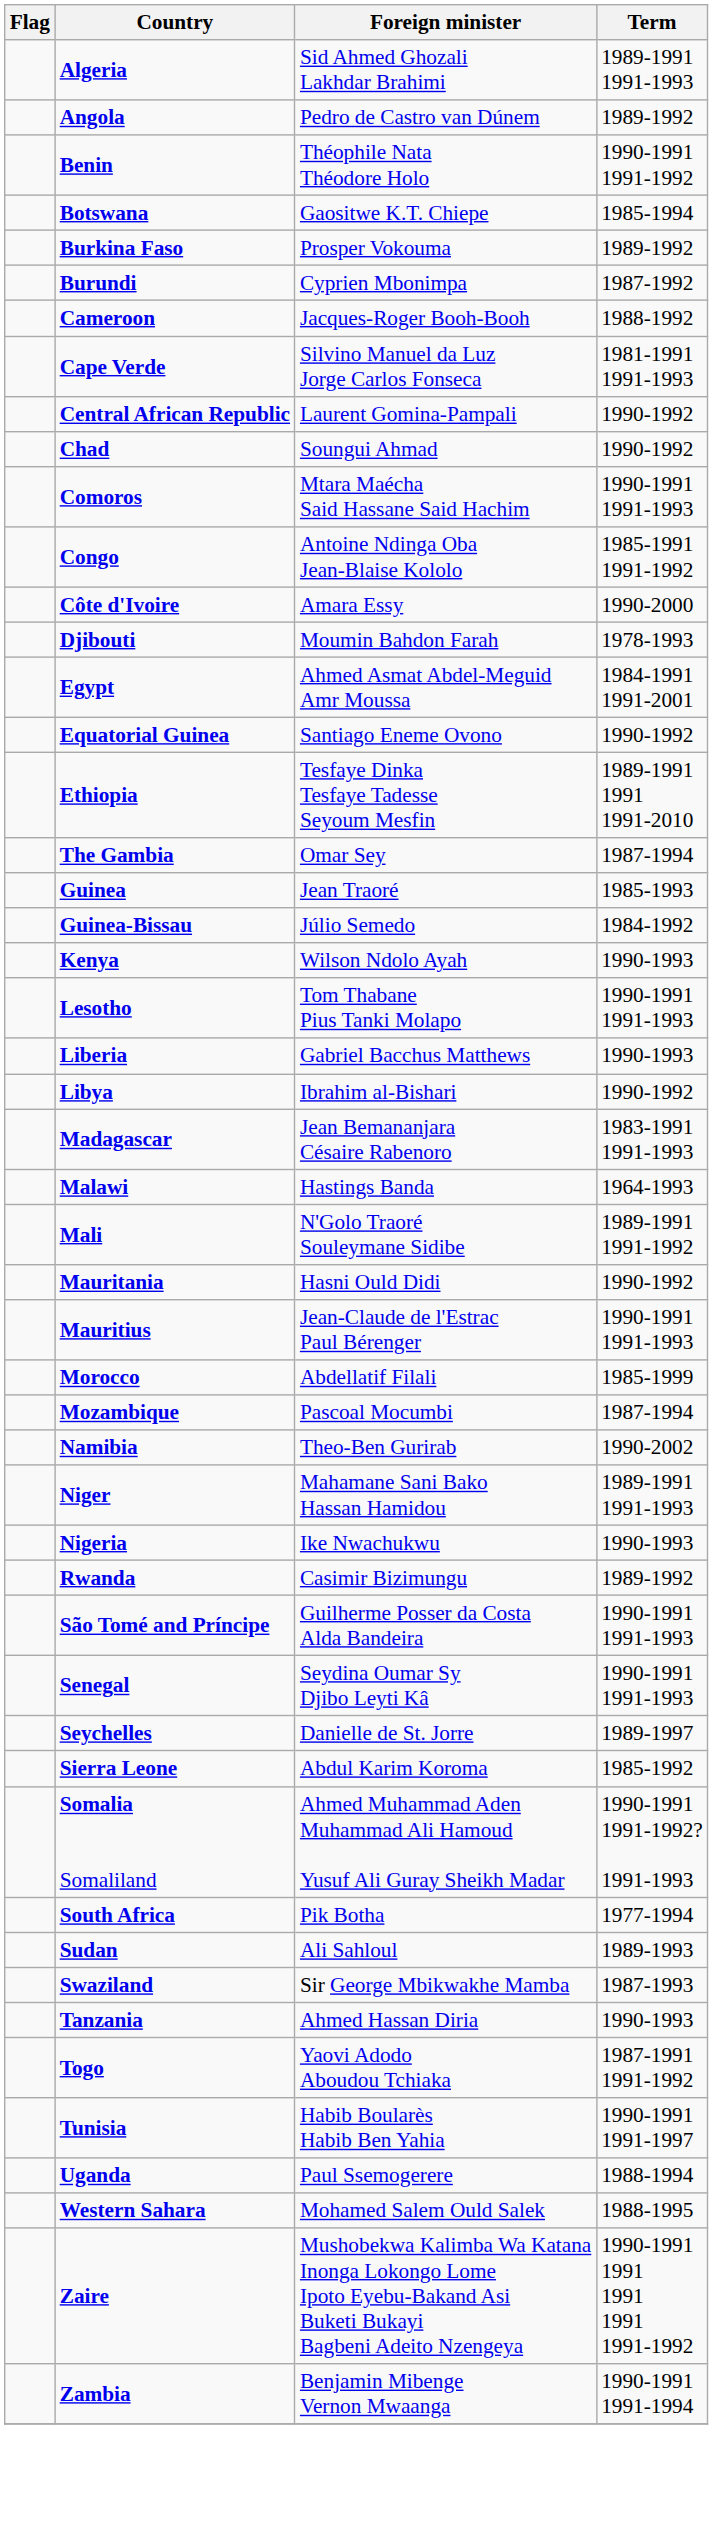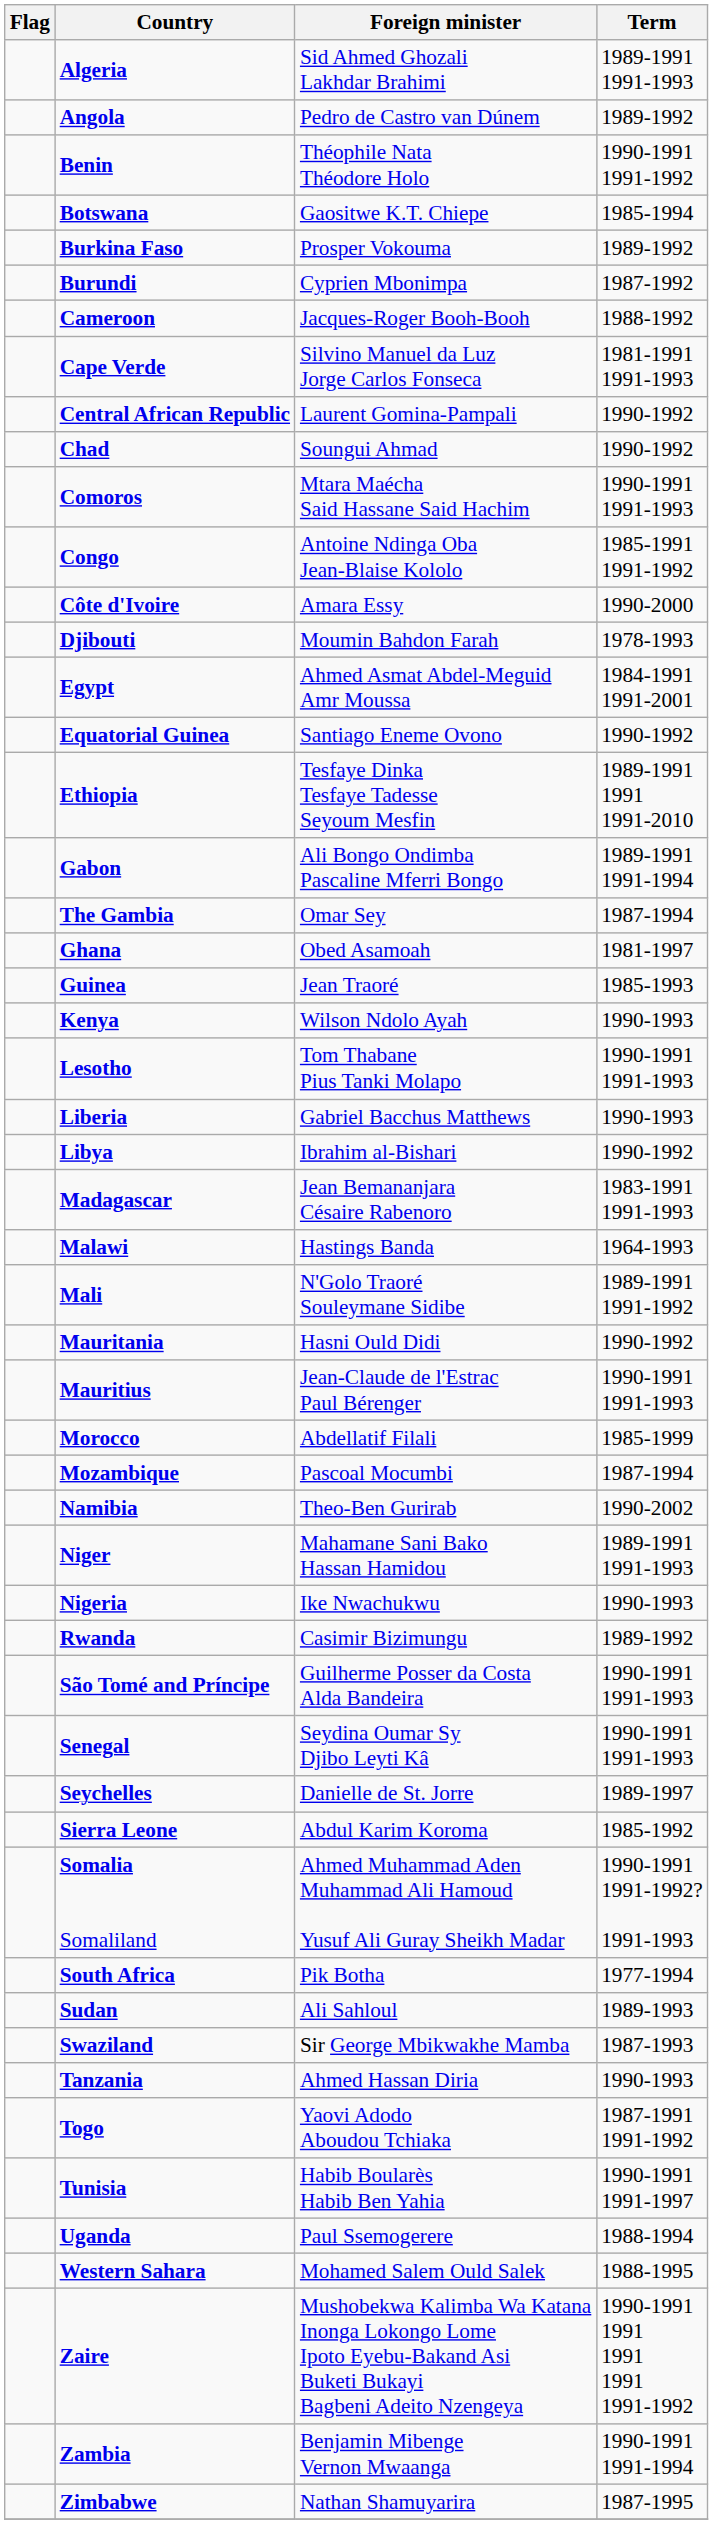+ row: (90, 868)
+ row: (90, 950)
- row: (126, 925)
+ row: (108, 2501)
